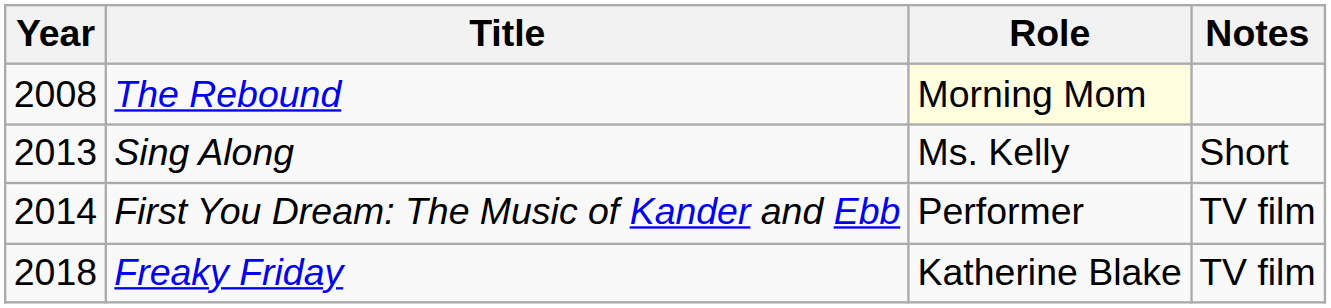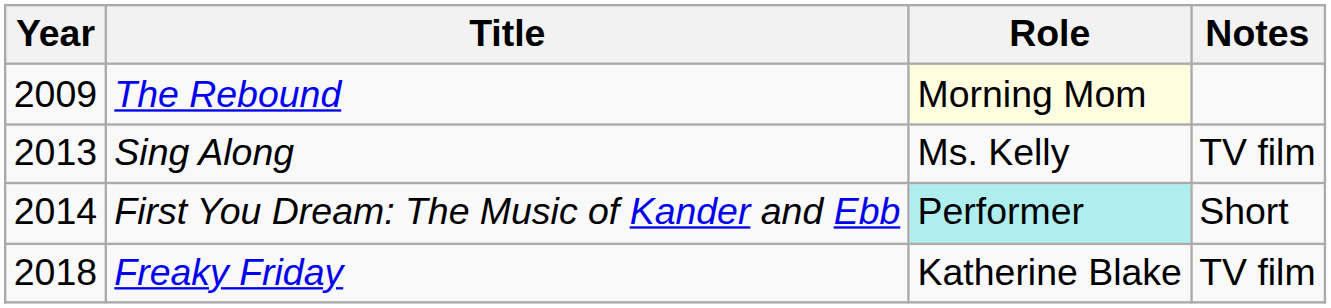(55, 93) 2008 -> (55, 93) 2009
(1244, 152) Short -> (1257, 152) TV film
(1001, 212) no background -> (1001, 212) paleturquoise background
(1257, 212) TV film -> (1244, 212) Short
